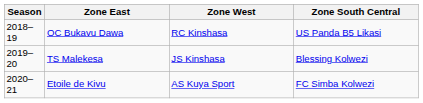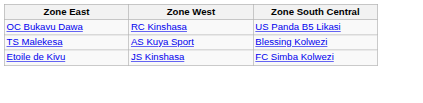- column: (25, 12)
(198, 58) JS Kinshasa -> (162, 42) AS Kuya Sport
(203, 84) AS Kuya Sport -> (158, 57) JS Kinshasa
